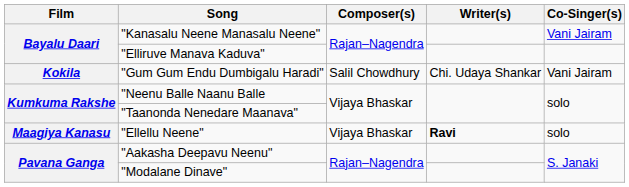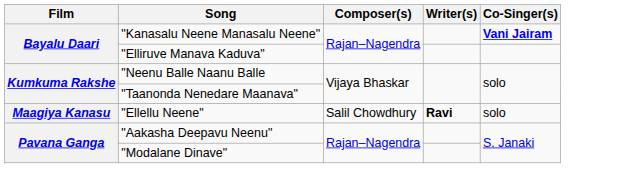(579, 34) normal -> (518, 34) bold
- row: (222, 73)
(371, 133) Vijaya Bhaskar -> (371, 113) Salil Chowdhury
